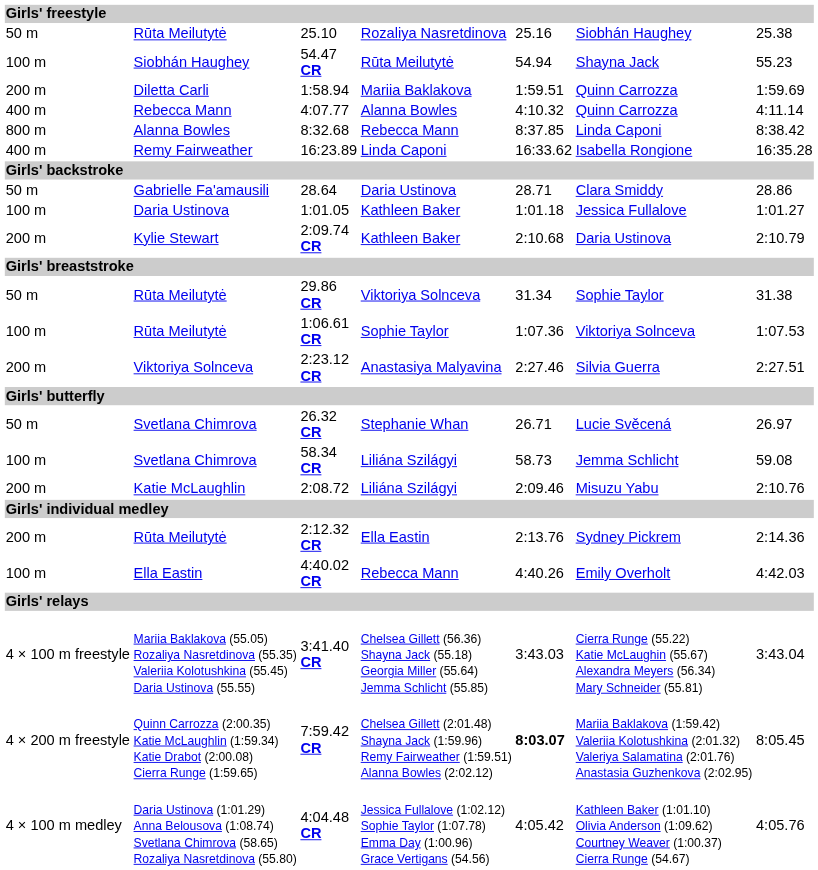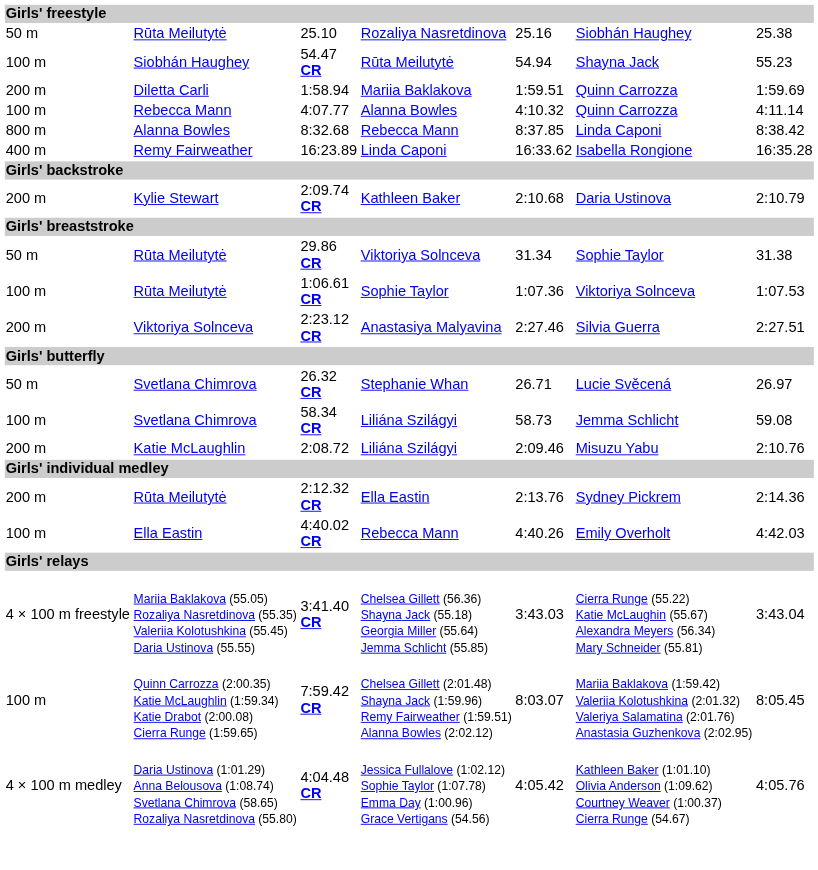(26, 110) 400 m -> (26, 110) 100 m
- row: (319, 190)
- row: (325, 210)
(68, 740) 4 × 200 m freestyle -> (26, 700) 100 m
(540, 740) bold -> (540, 700) normal
